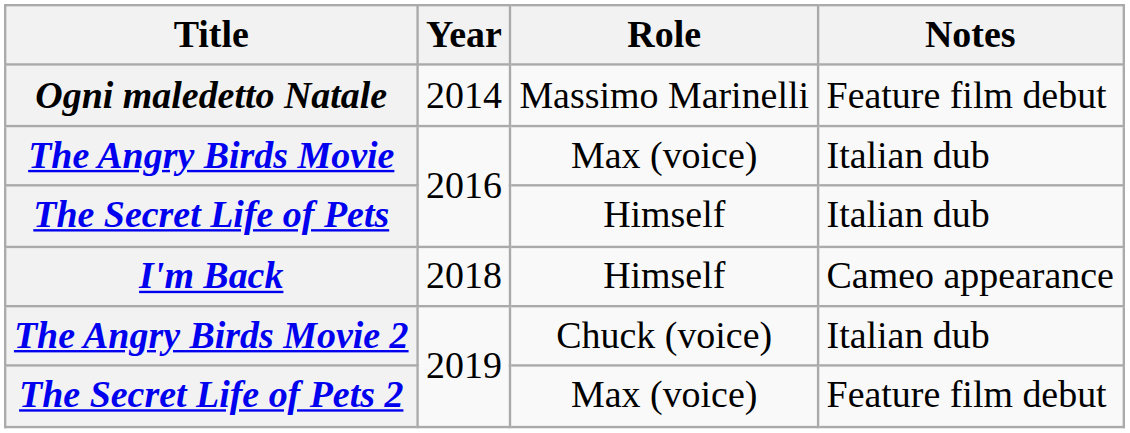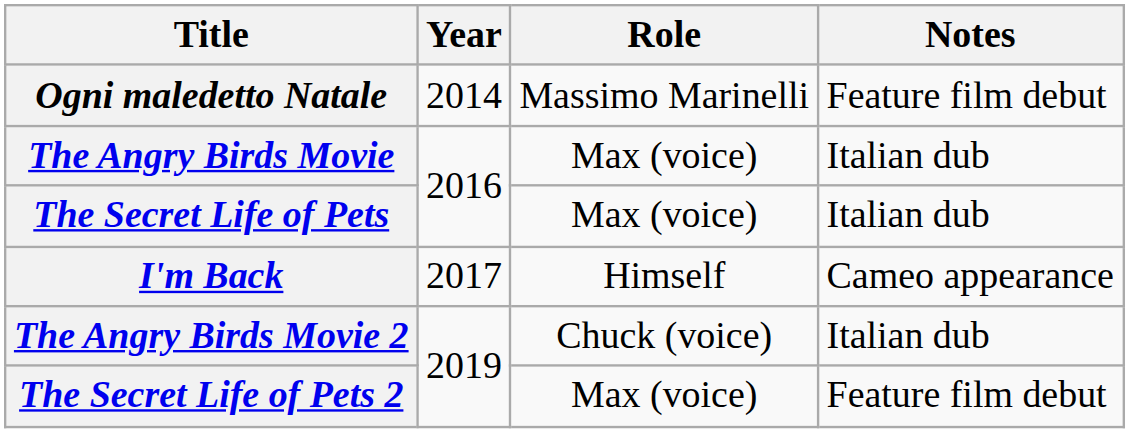(664, 214) Himself -> (664, 214) Max (voice)
(464, 275) 2018 -> (464, 275) 2017
